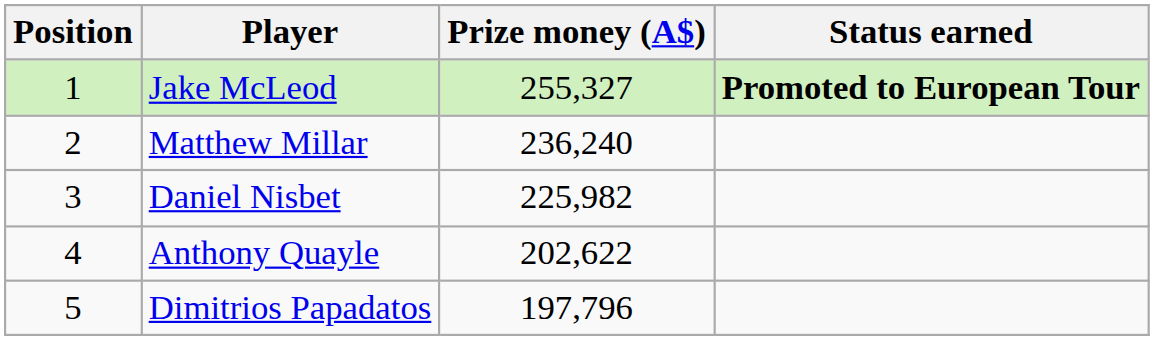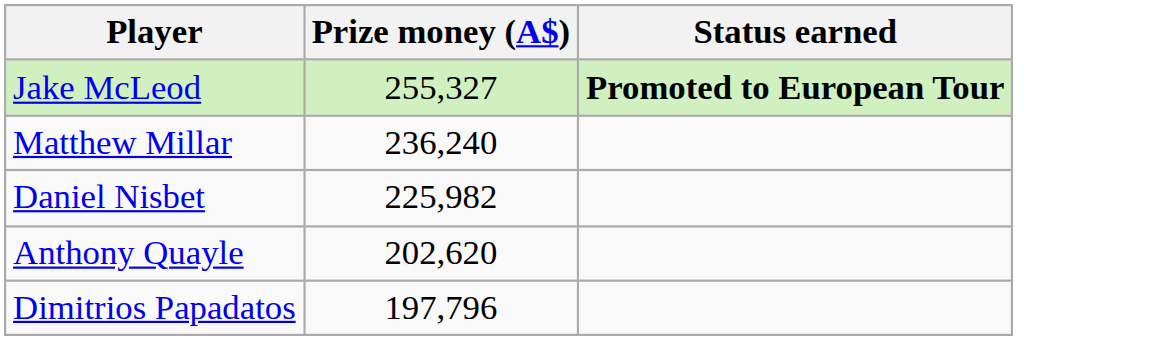- column: (73, 32)
(576, 252) 202,622 -> (441, 252) 202,620
